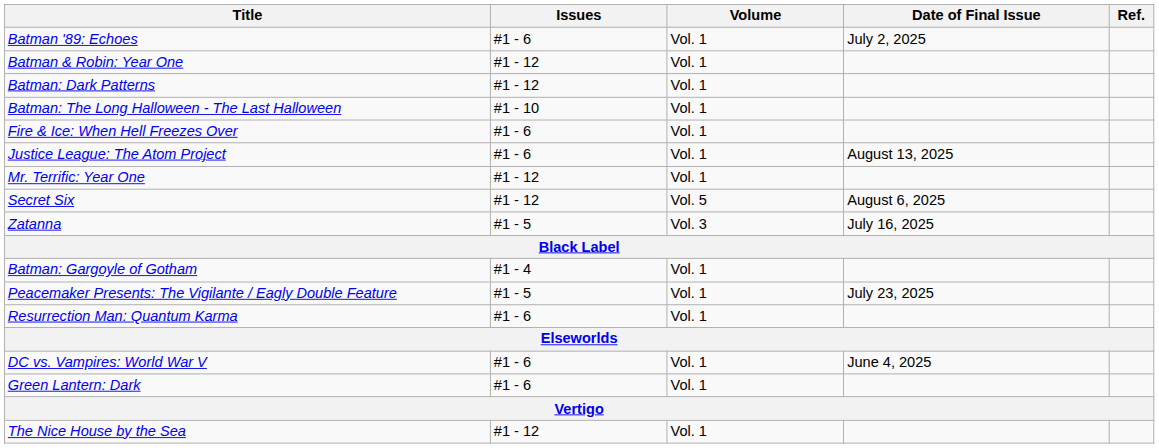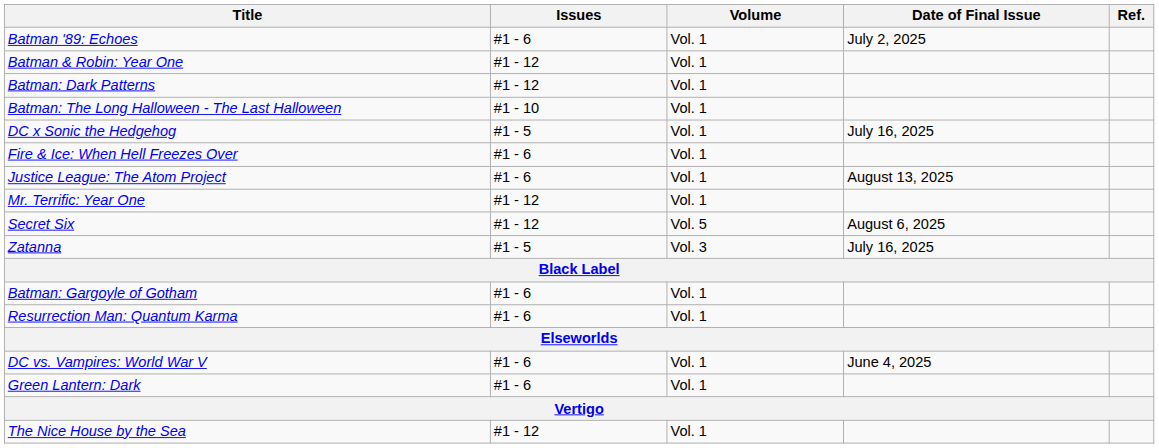+ row: (92, 131)
(512, 270) #1 - 4 -> (512, 293) #1 - 6
- row: (202, 293)
